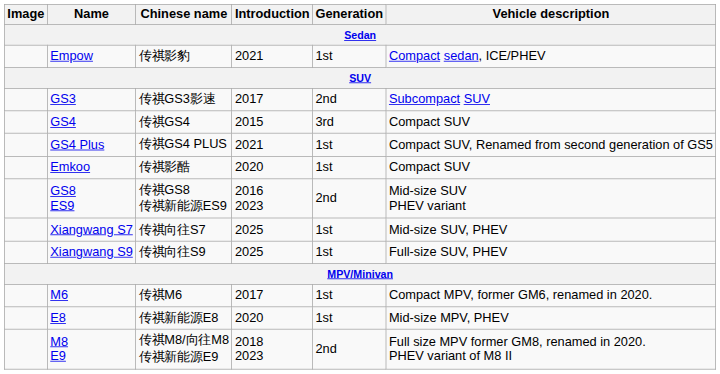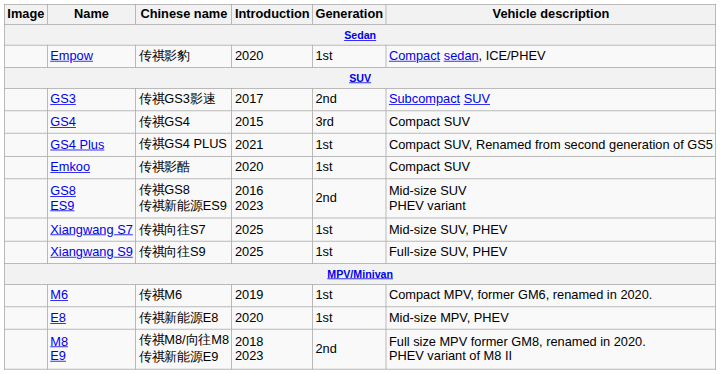(249, 56) 2021 -> (249, 56) 2020
(249, 295) 2017 -> (249, 295) 2019
